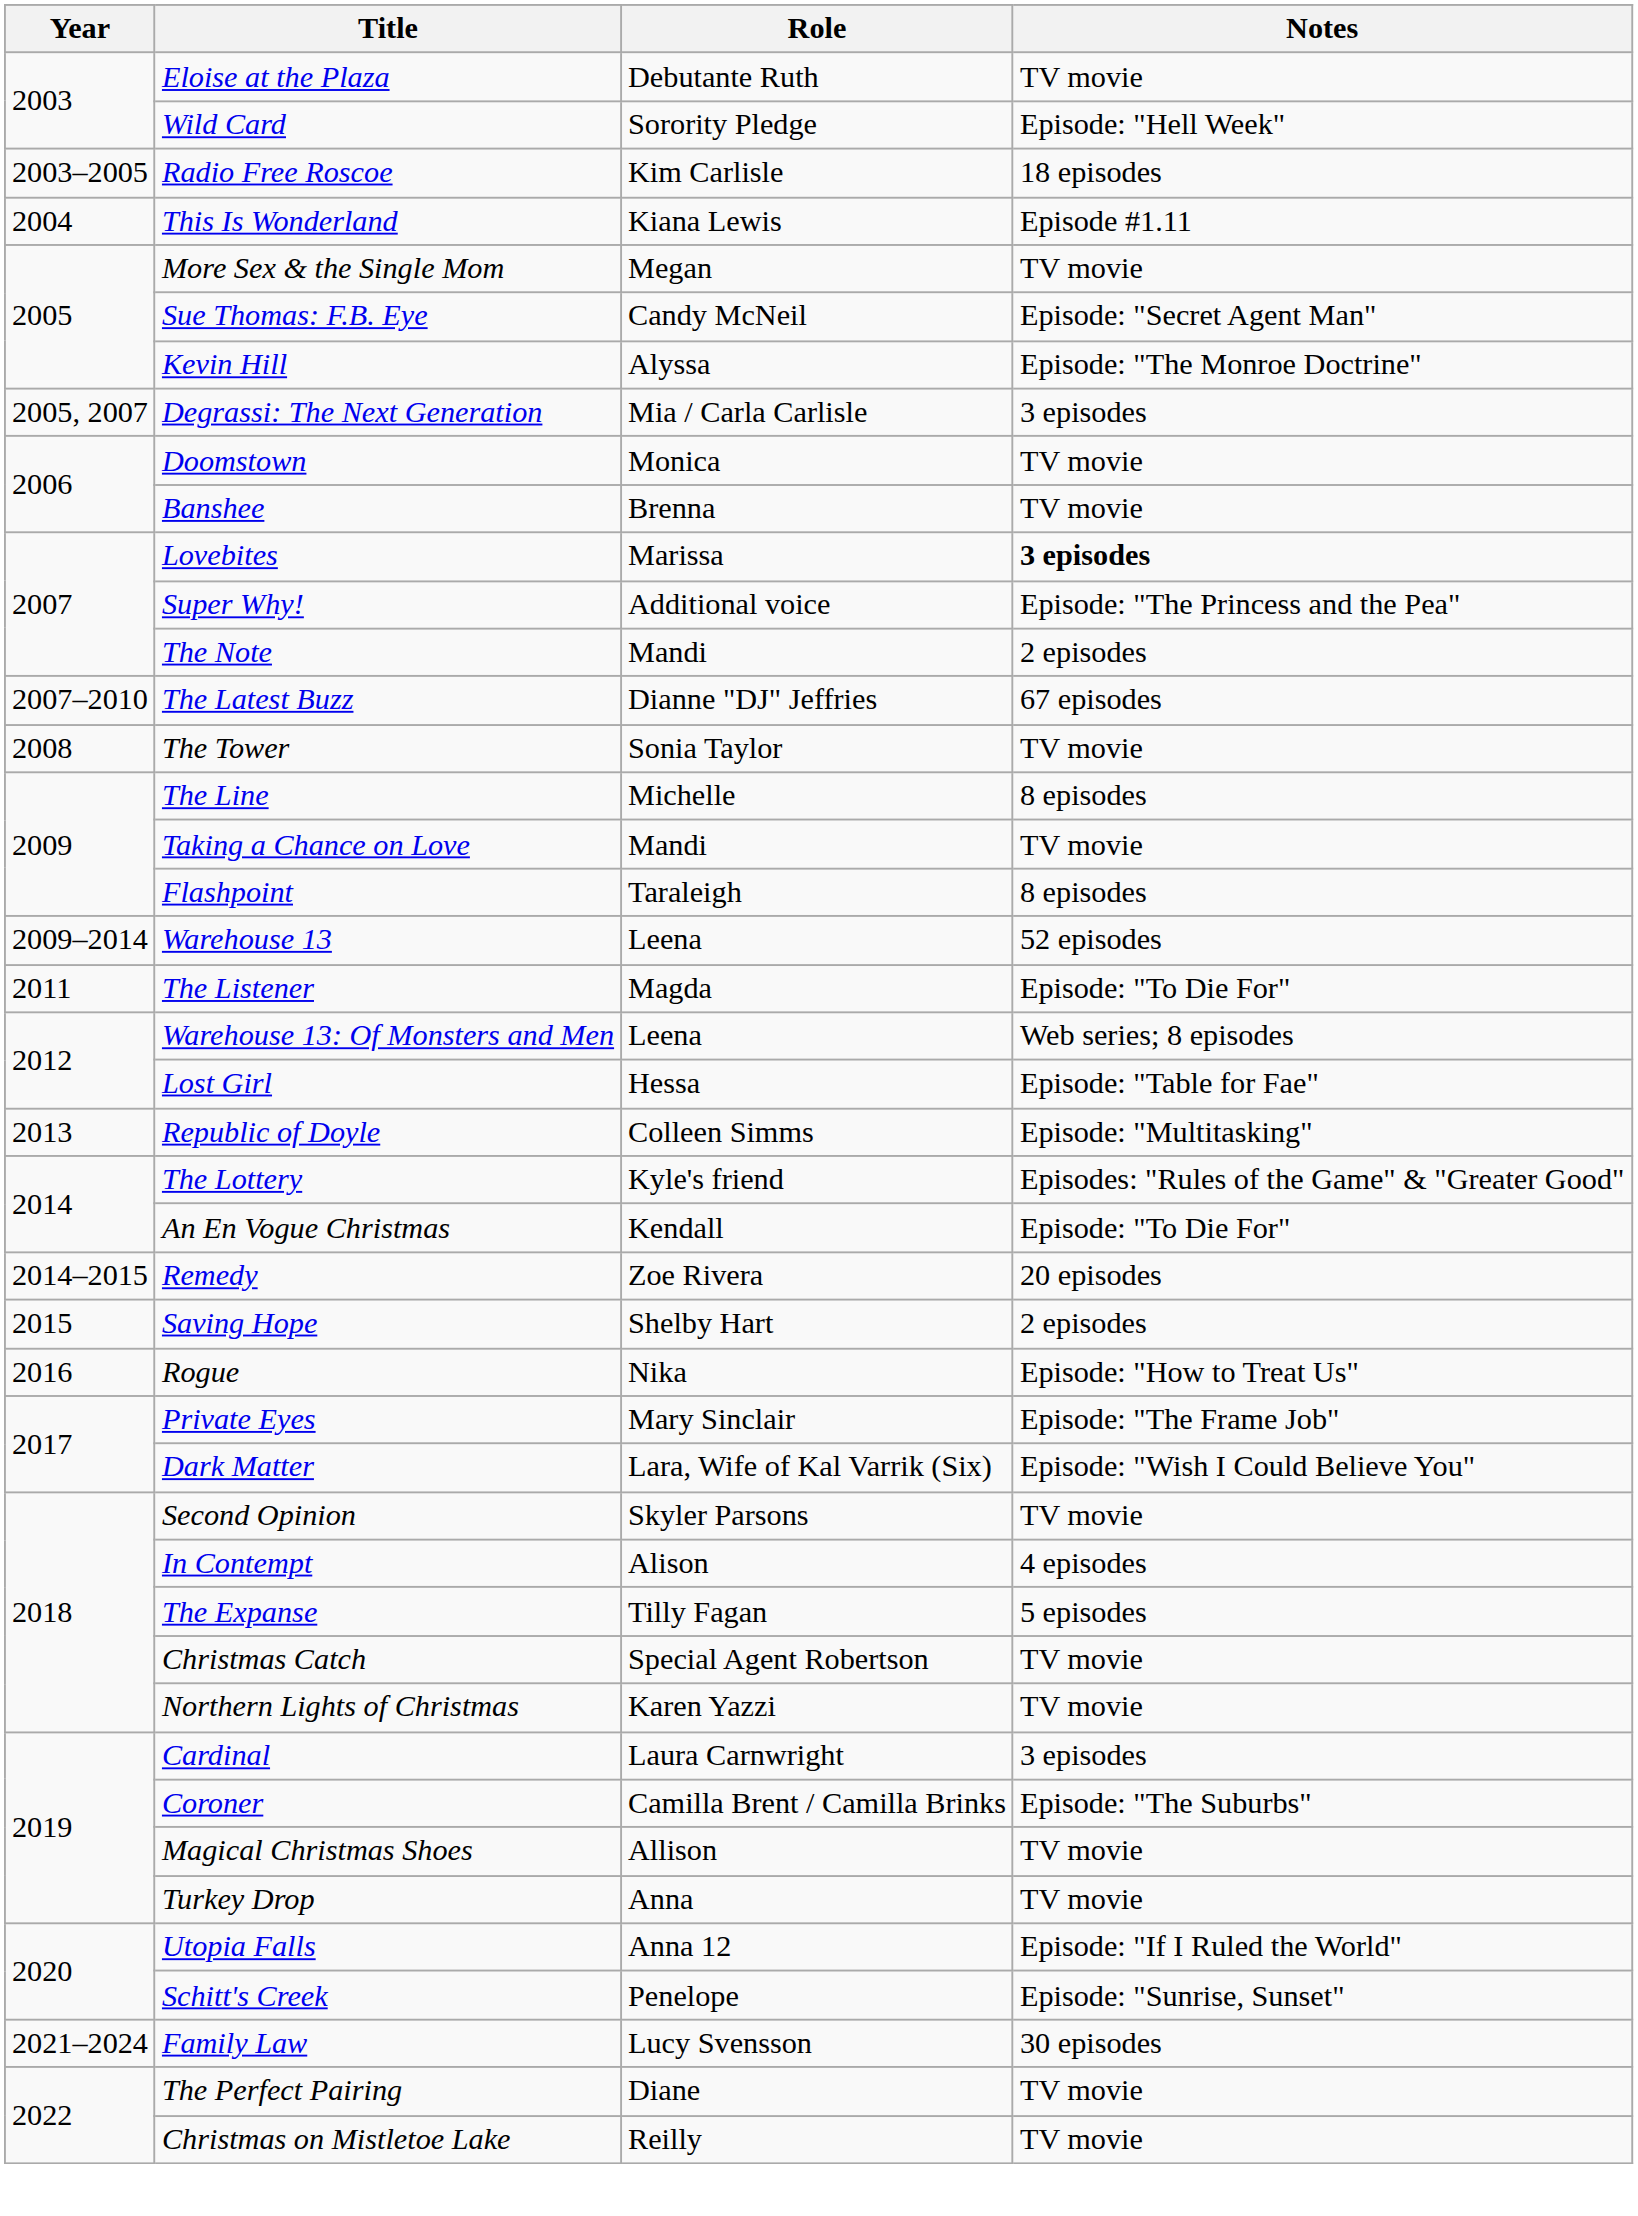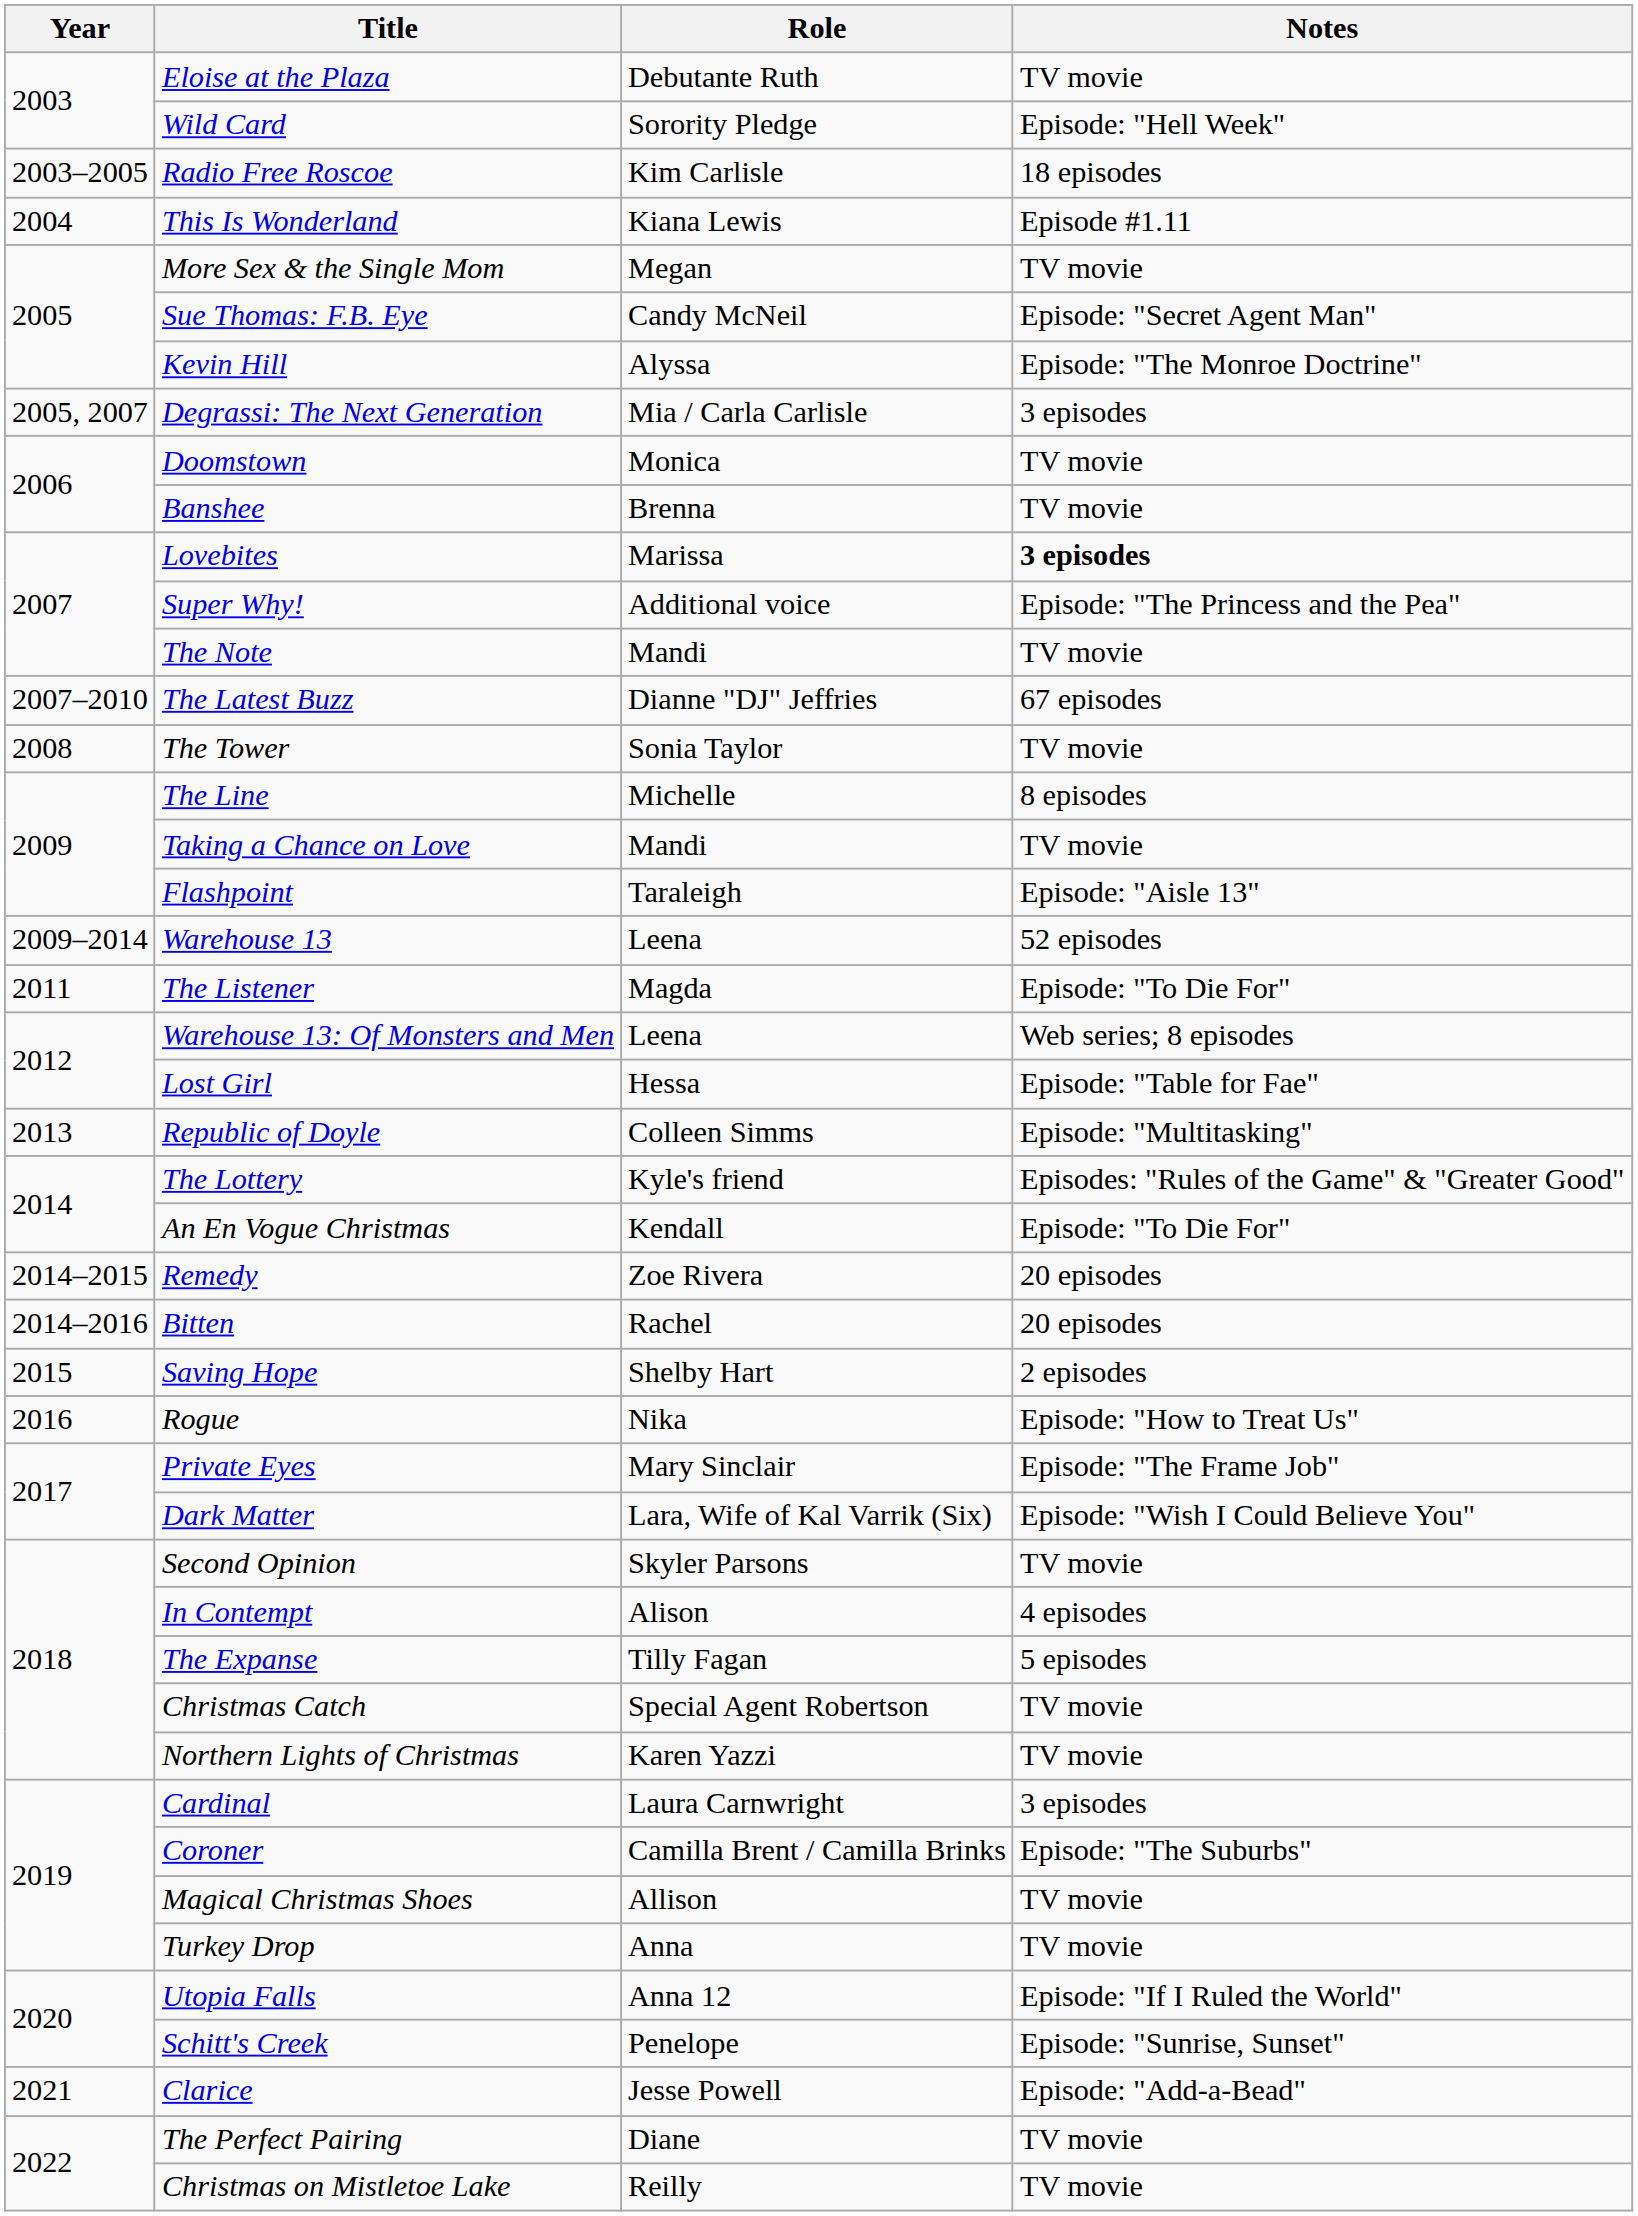(1083, 651) 2 episodes -> (1081, 651) TV movie
(1083, 891) 8 episodes -> (1140, 891) Episode: "Aisle 13"
+ row: (198, 1323)
+ row: (207, 2090)
- row: (235, 2042)
